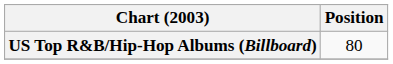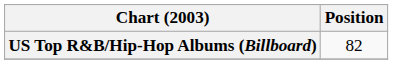(354, 45) 80 -> (354, 45) 82
